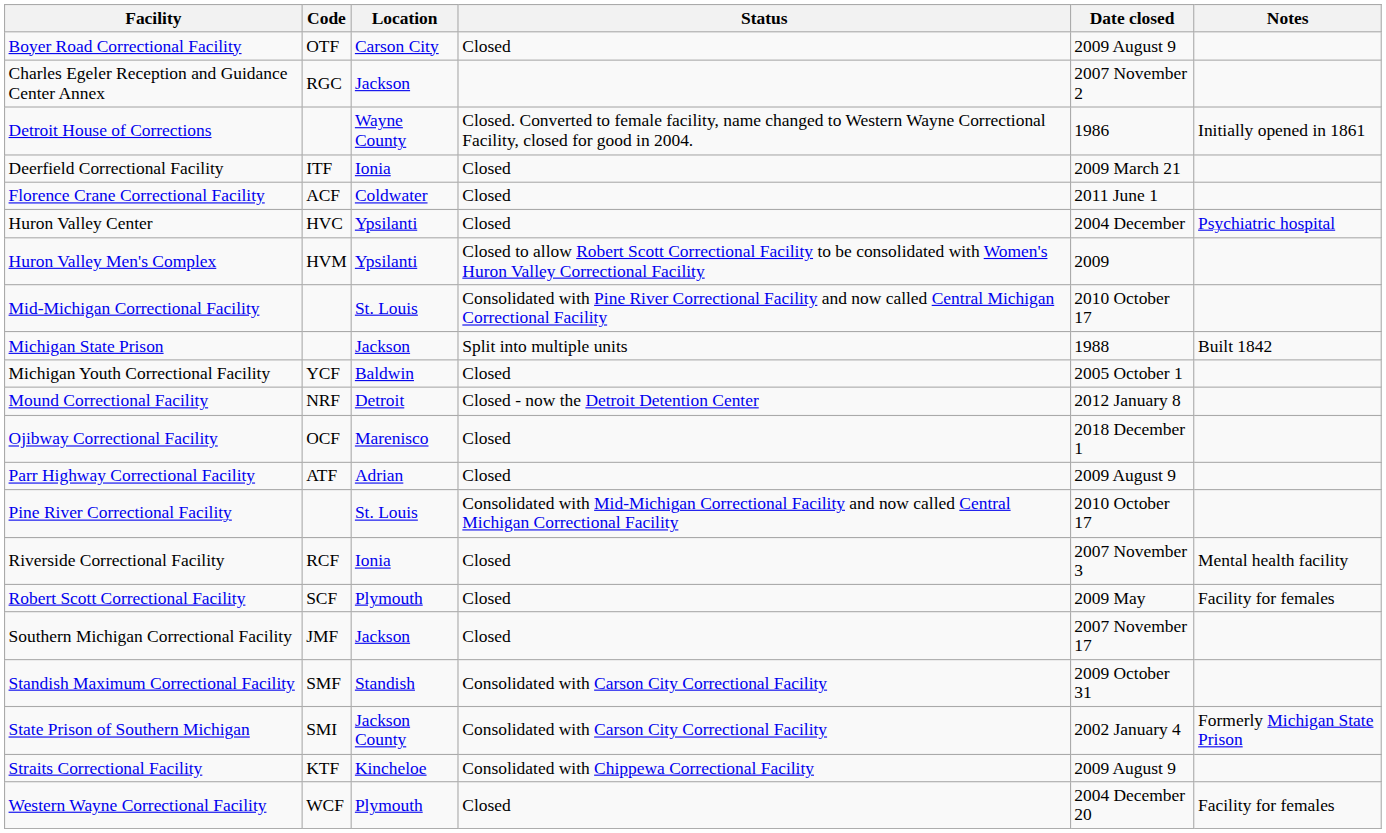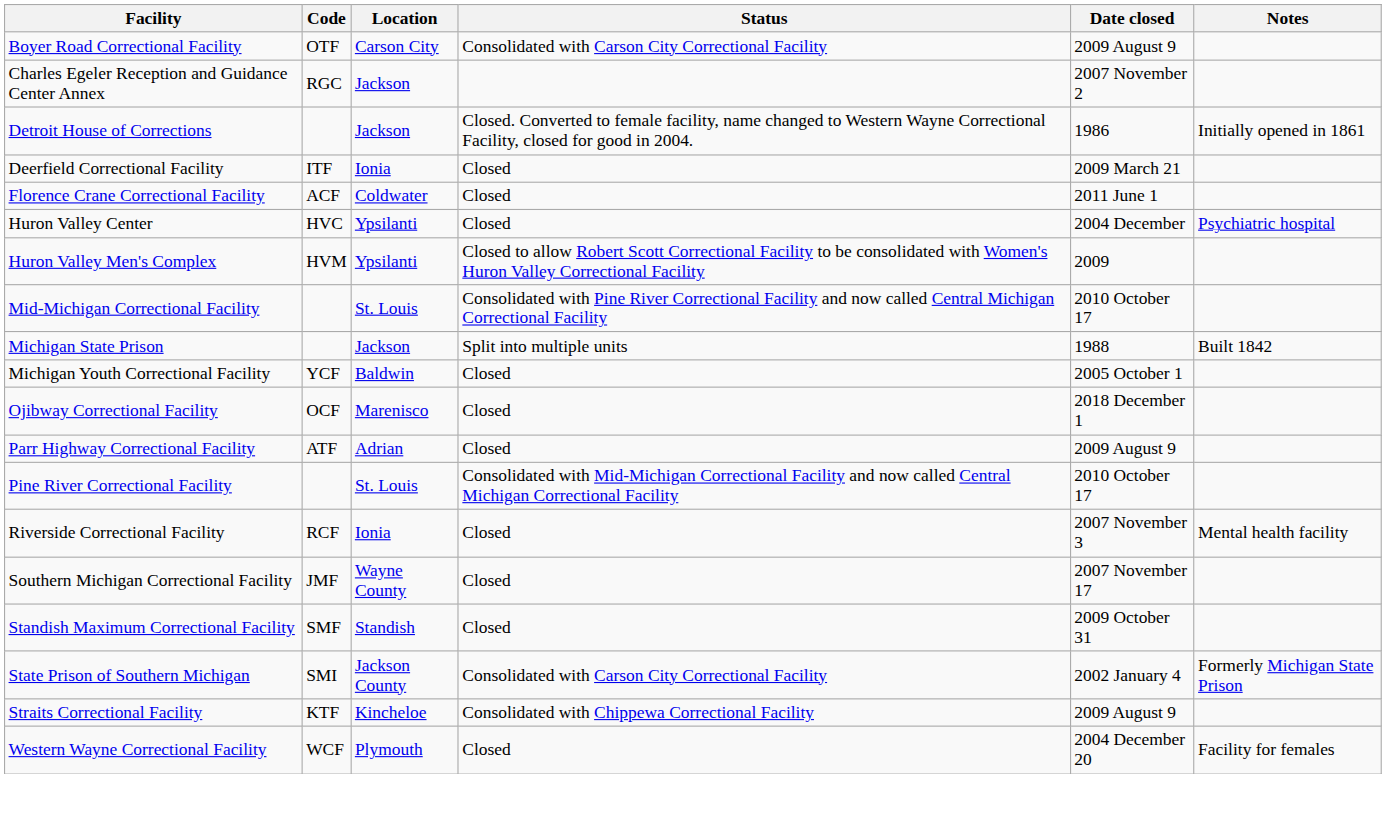(487, 45) Closed -> (645, 45) Consolidated with Carson City Correctional Facility
(381, 130) Wayne County -> (382, 130) Jackson
- row: (108, 401)
- row: (127, 598)
(382, 635) Jackson -> (381, 580) Wayne County
(645, 682) Consolidated with Carson City Correctional Facility -> (487, 627) Closed
